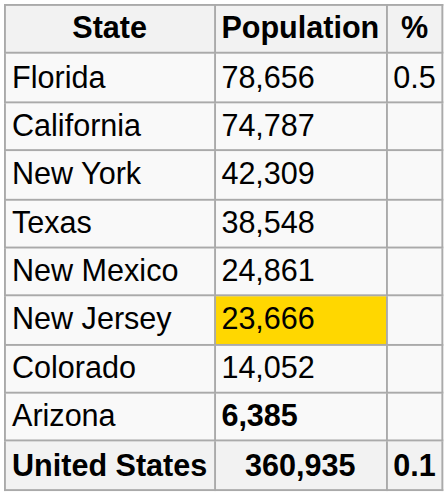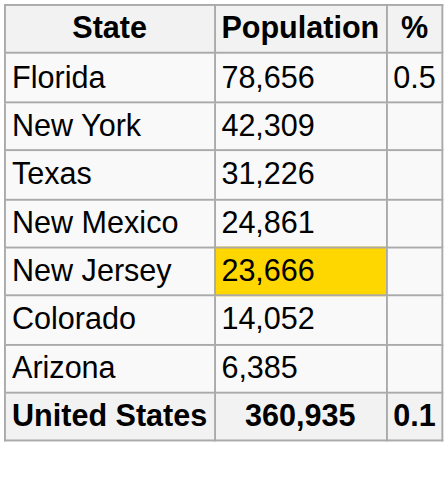- row: (77, 125)
(268, 222) 38,548 -> (268, 174) 31,226
(260, 416) bold -> (260, 367) normal
